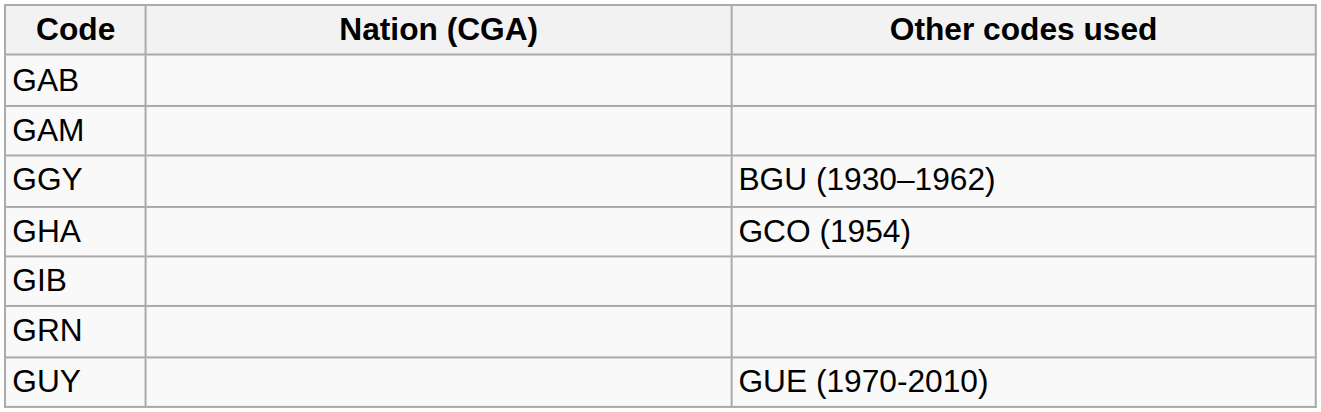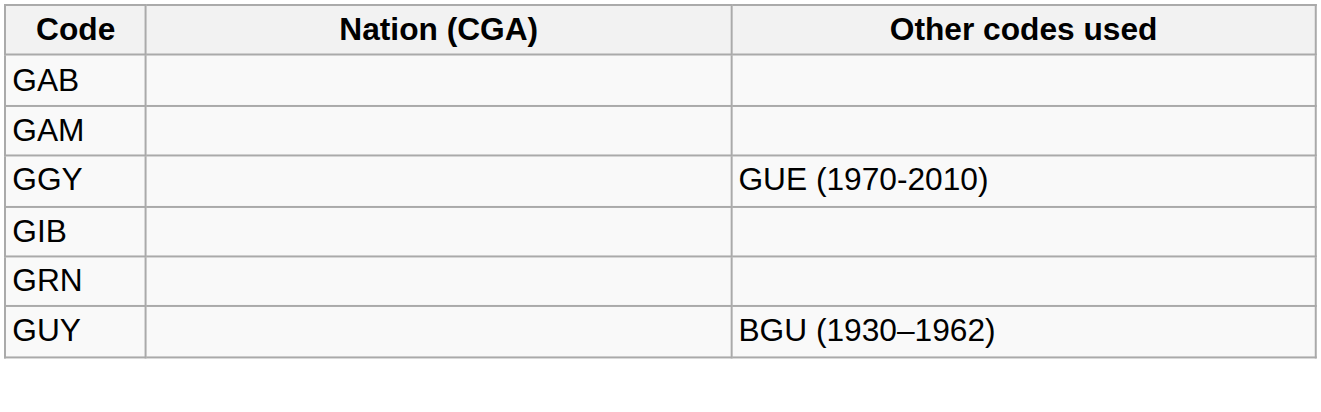(867, 180) BGU (1930–1962) -> (863, 180) GUE (1970-2010)
- row: (47, 230)
(863, 381) GUE (1970-2010) -> (867, 331) BGU (1930–1962)
